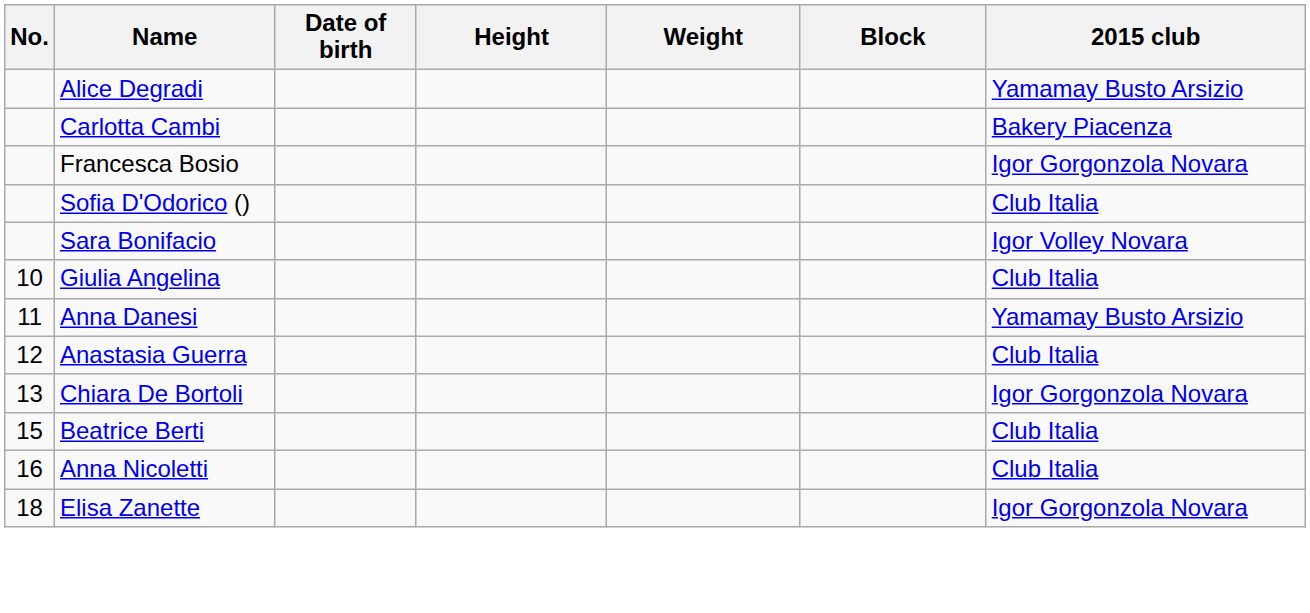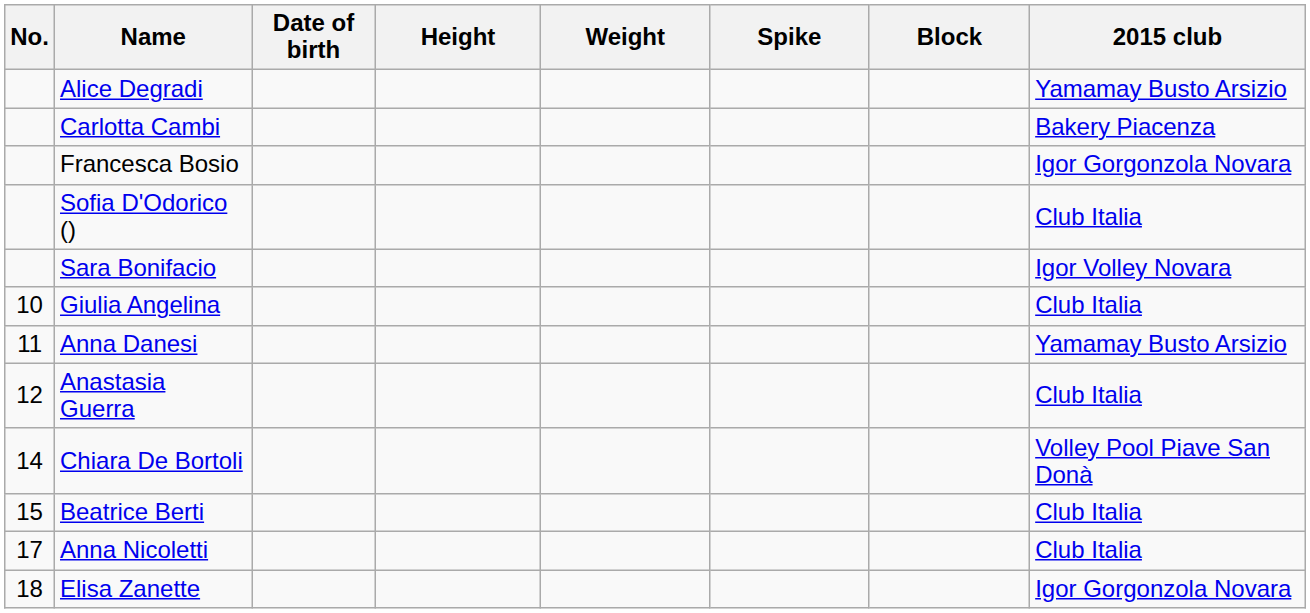+ column: (789, 37)
(30, 393) 13 -> (30, 460) 14
(1120, 393) Igor Gorgonzola Novara -> (1153, 460) Volley Pool Piave San Donà
(30, 469) 16 -> (30, 550) 17
